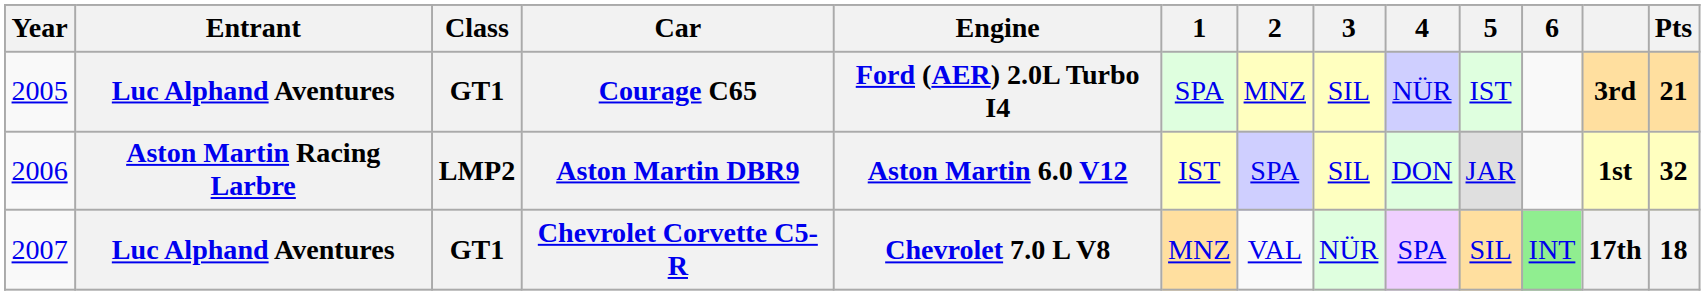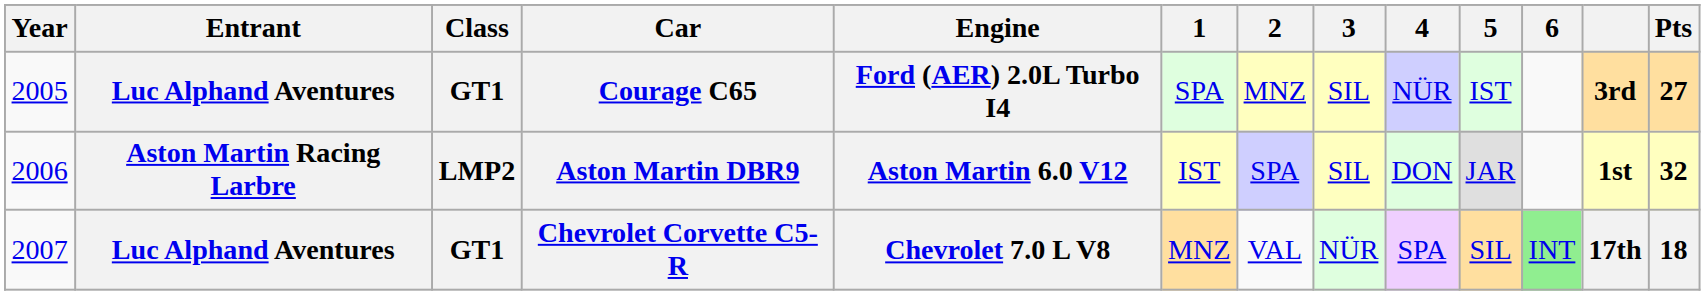(1673, 90) 21 -> (1673, 90) 27
